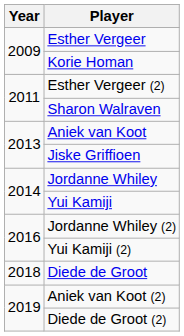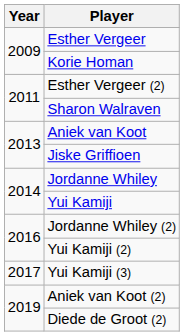+ row: (89, 272)
- row: (97, 272)
